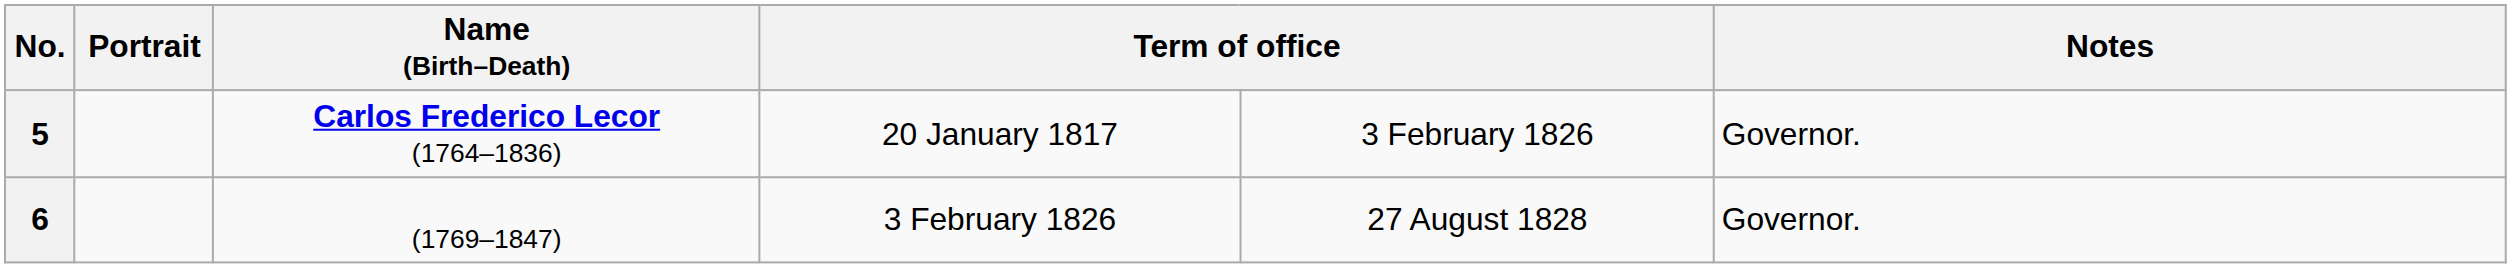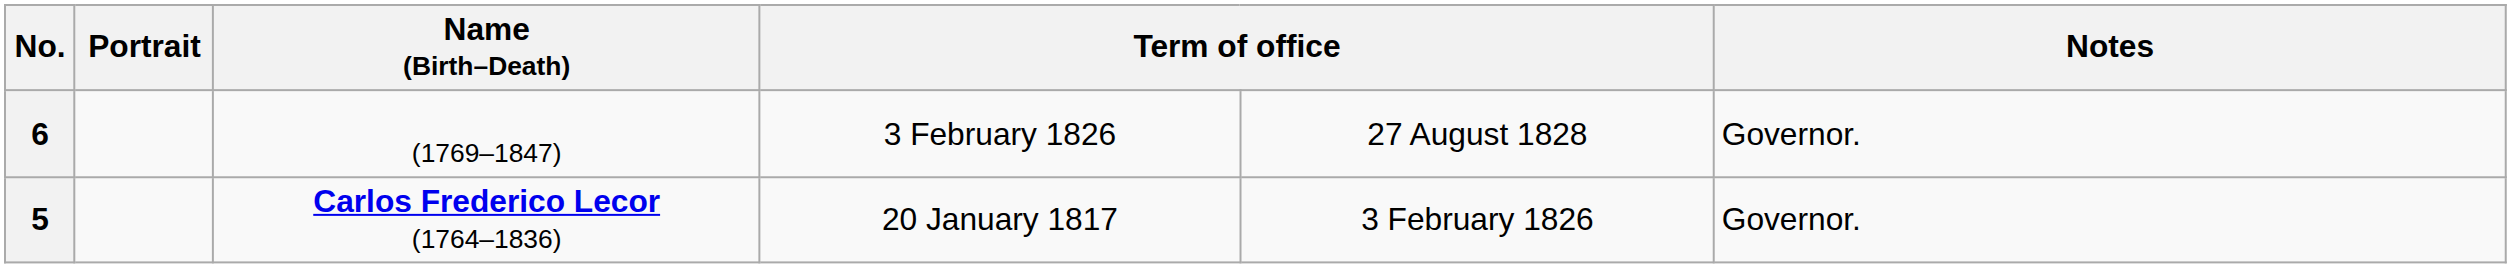rows swapped: (40, 133) <-> (40, 219)
